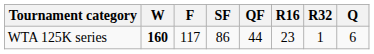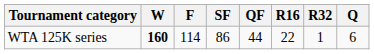(190, 37) 117 -> (190, 37) 114
(288, 37) 23 -> (288, 37) 22
